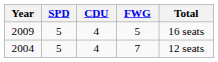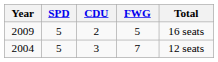(96, 31) 4 -> (96, 31) 2
(96, 48) 4 -> (96, 48) 3
